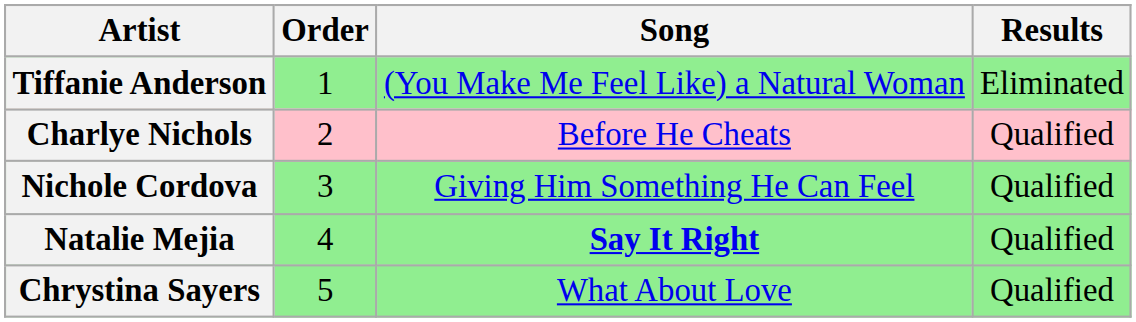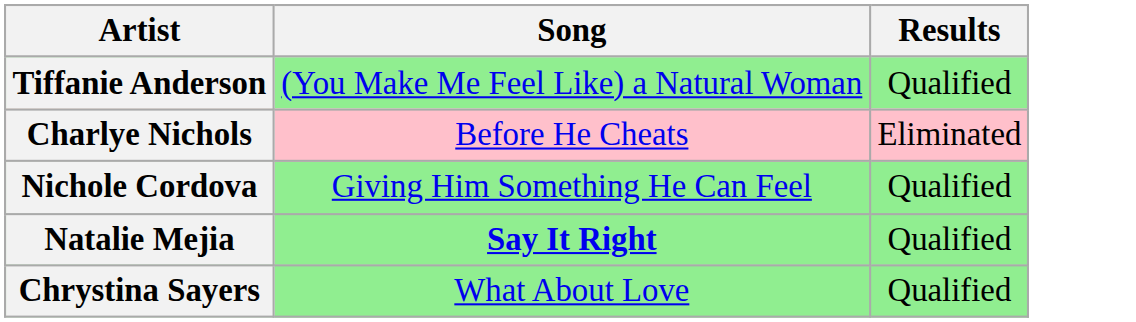- column: (325, 30)
(1052, 82) Eliminated -> (949, 82) Qualified
(1052, 134) Qualified -> (949, 134) Eliminated
